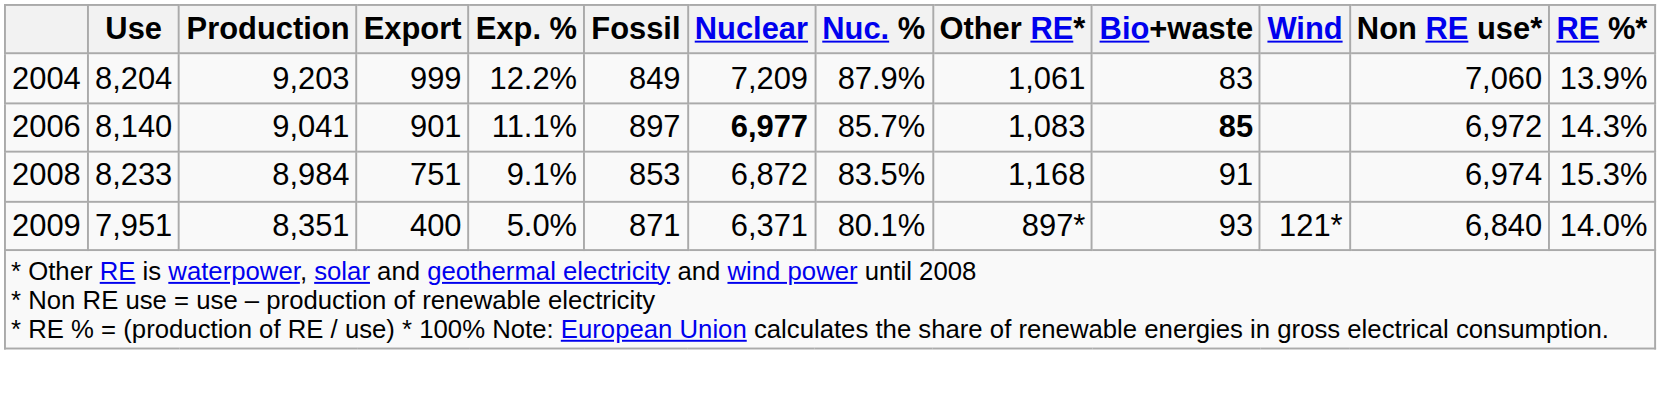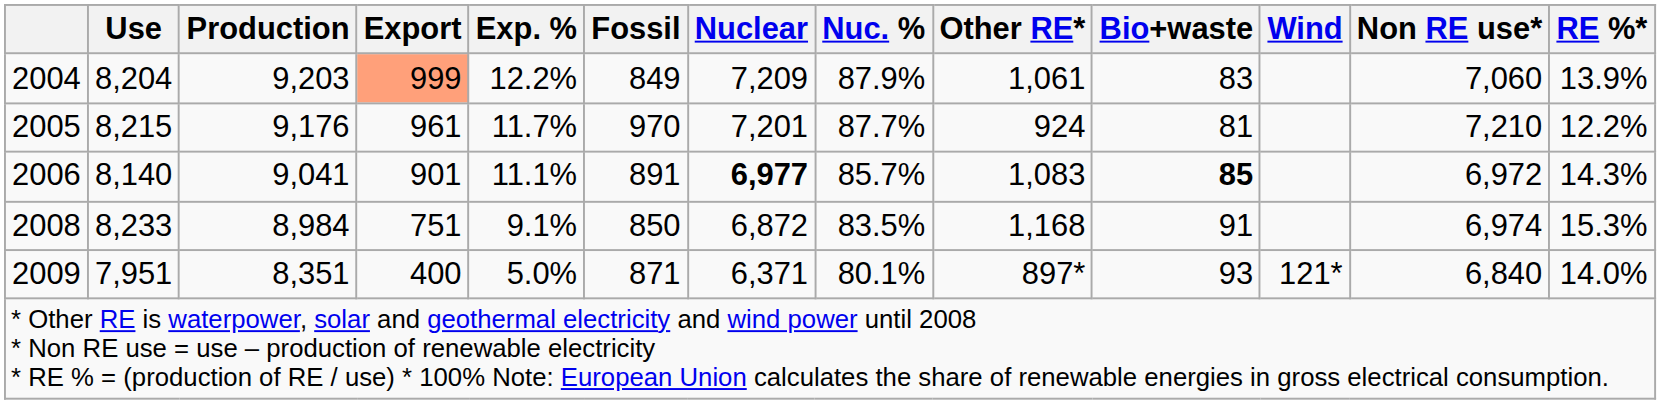(436, 77) no background -> (436, 77) lightsalmon background
+ row: (46, 126)
(655, 126) 897 -> (655, 175) 891
(655, 175) 853 -> (655, 224) 850
